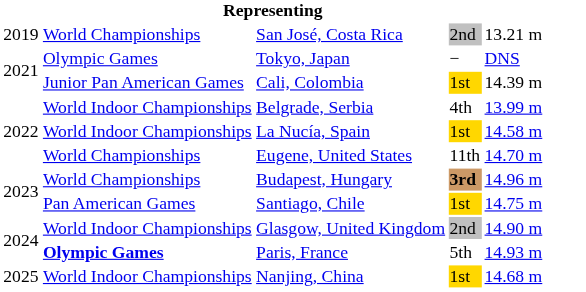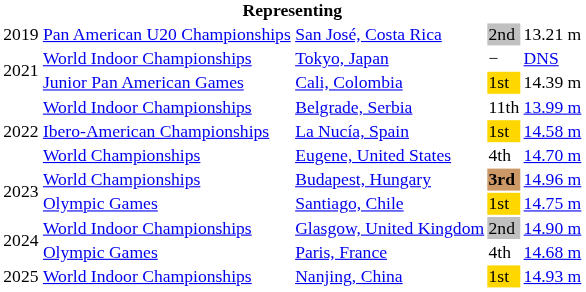(122, 34) World Championships -> (167, 34) Pan American U20 Championships
(100, 58) Olympic Games -> (147, 58) World Indoor Championships
(461, 106) 4th -> (504, 106) 11th
(147, 131) World Indoor Championships -> (156, 131) Ibero-American Championships
(465, 155) 11th -> (500, 155) 4th
(119, 203) Pan American Games -> (100, 203) Olympic Games
(103, 252) bold -> (100, 252) normal
(461, 252) 5th -> (500, 252) 4th
(513, 252) 14.93 m -> (552, 252) 14.68 m
(513, 276) 14.68 m -> (552, 276) 14.93 m
